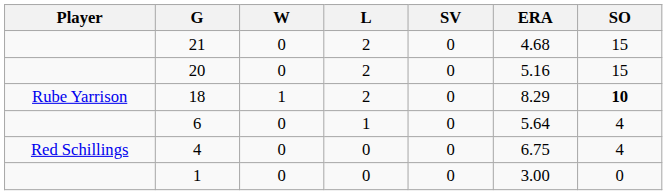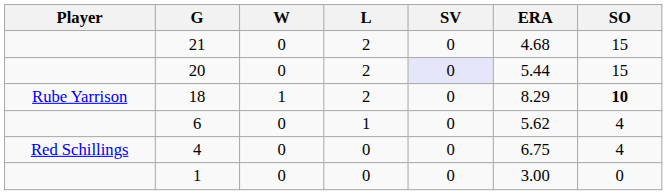(451, 70) no background -> (451, 70) lavender background
(535, 70) 5.16 -> (535, 70) 5.44
(535, 123) 5.64 -> (535, 123) 5.62
